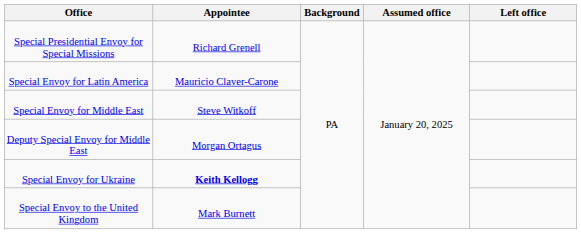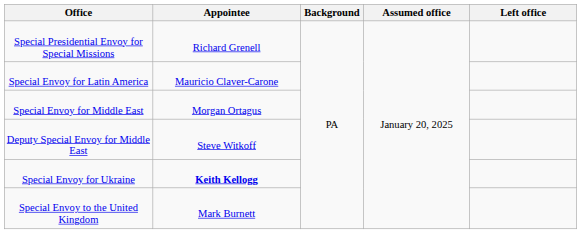(227, 110) Steve Witkoff -> (227, 110) Morgan Ortagus
(227, 145) Morgan Ortagus -> (227, 145) Steve Witkoff
